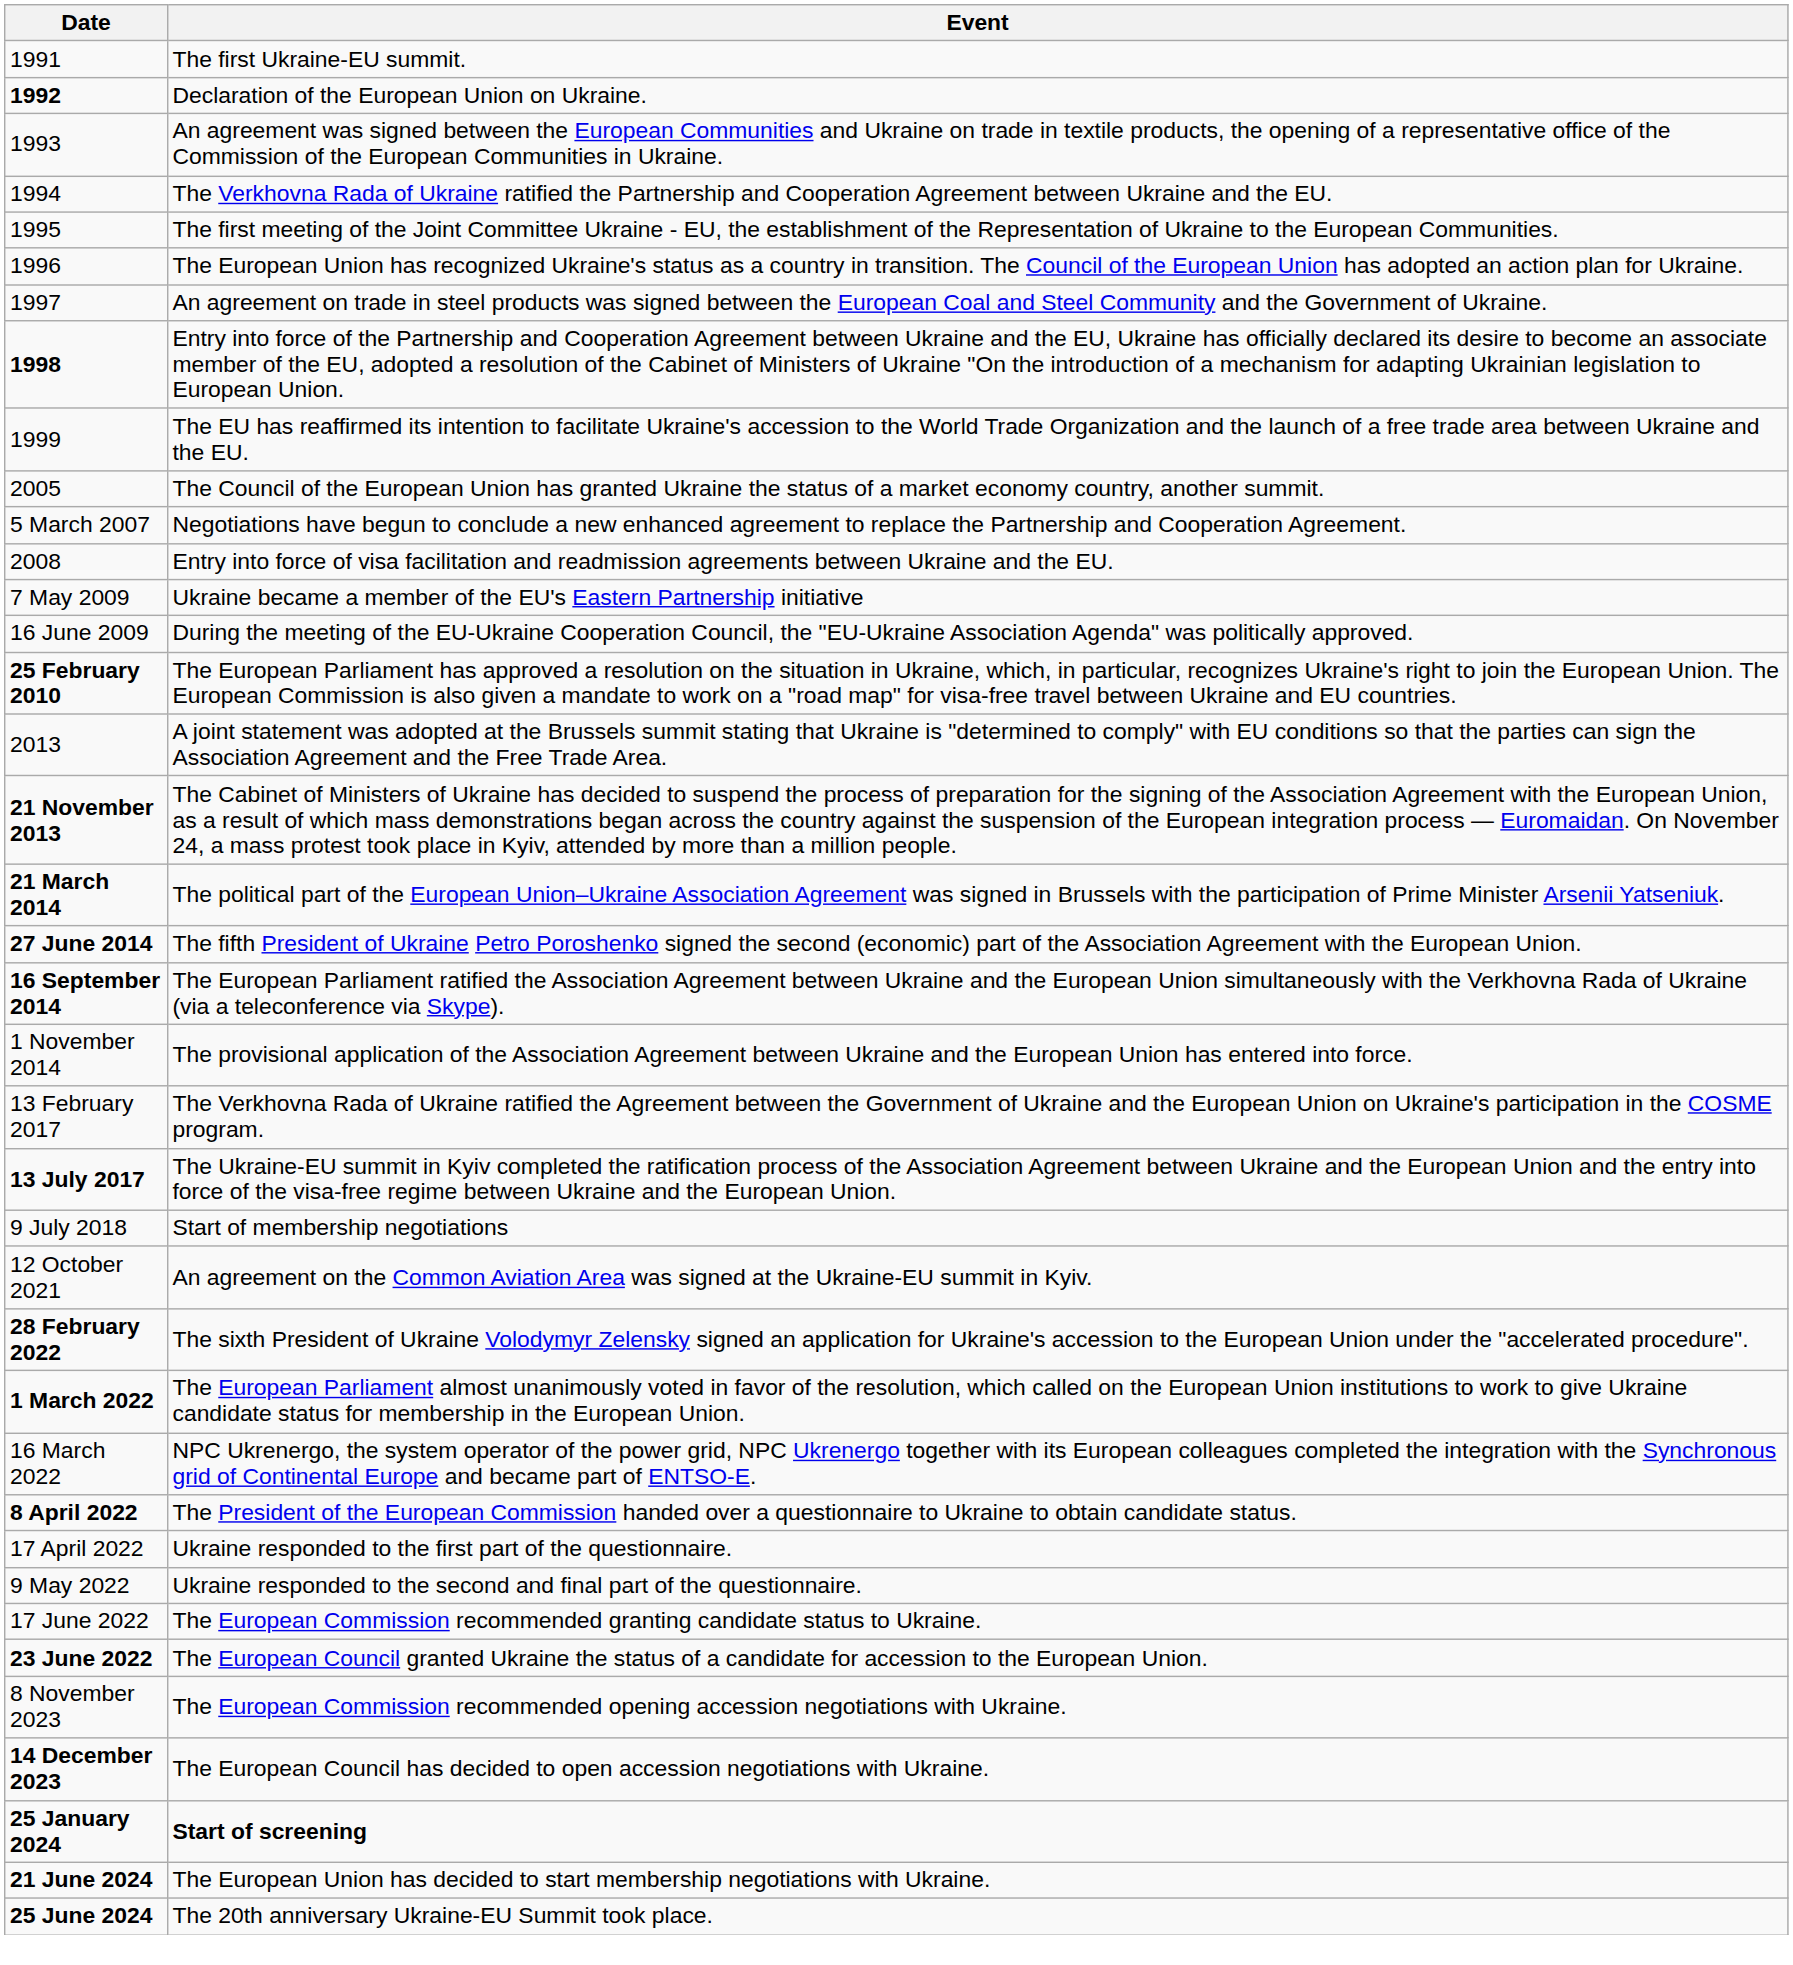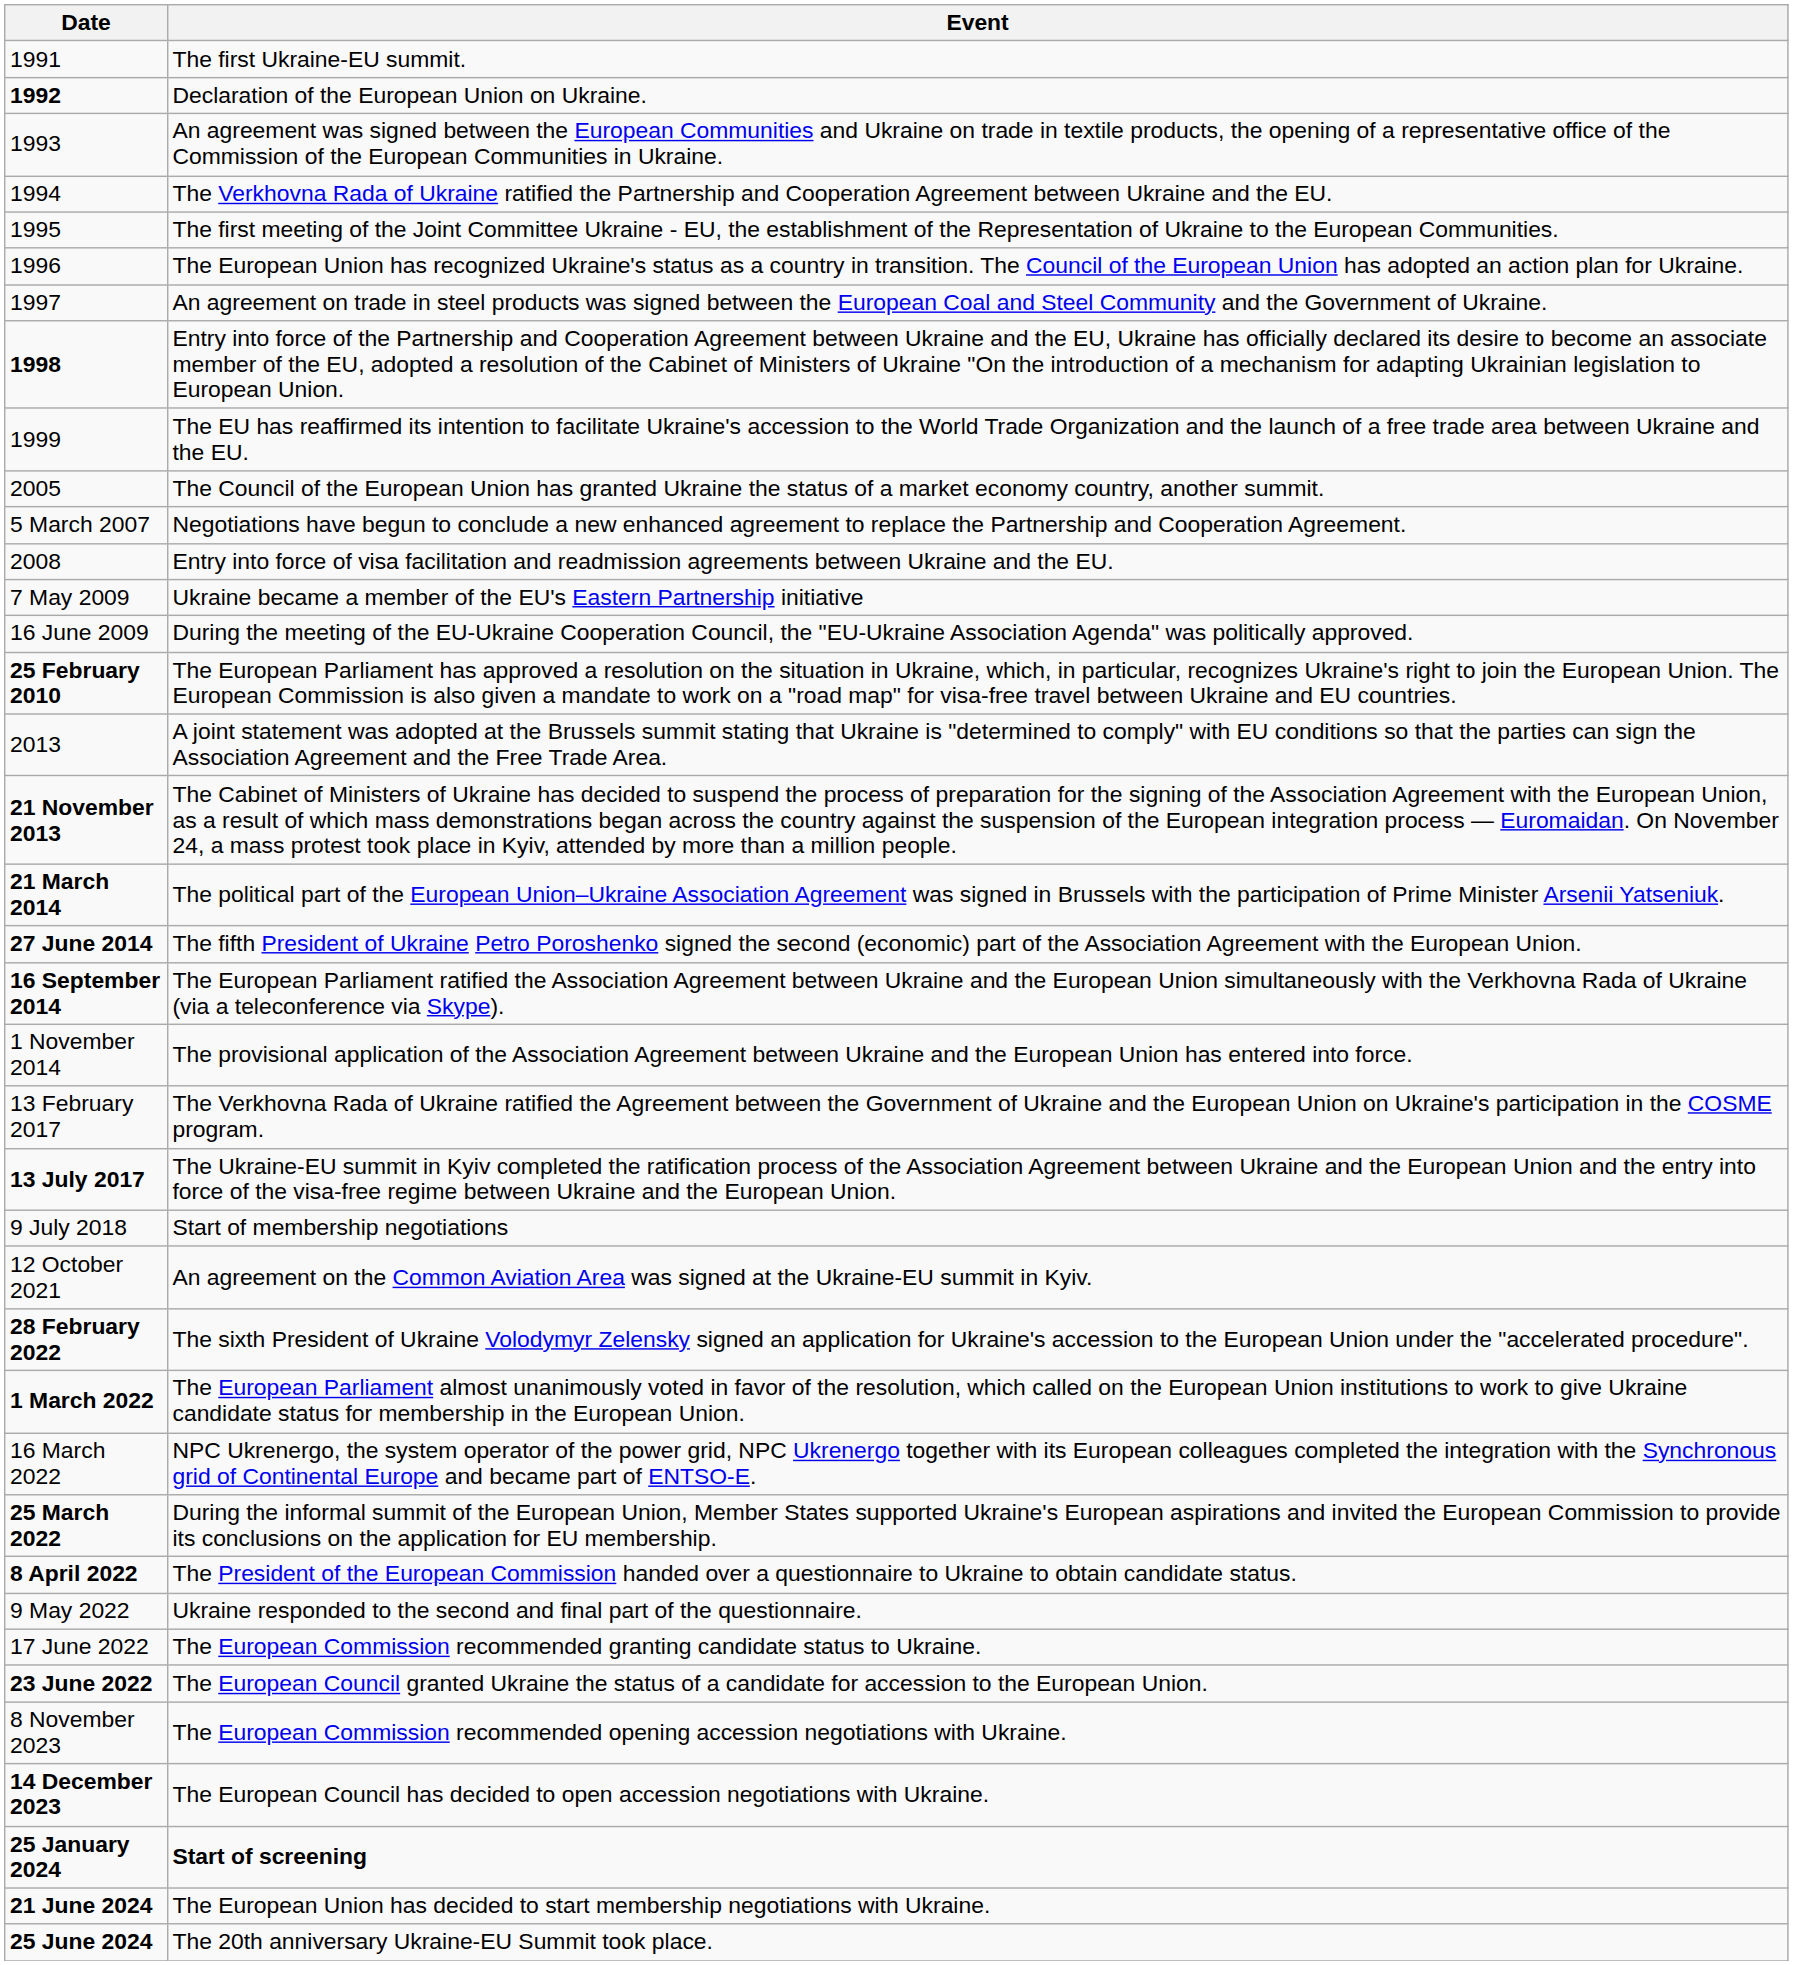+ row: (60, 1525)
- row: (77, 1548)
